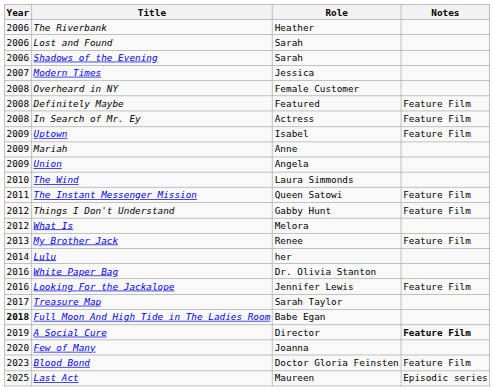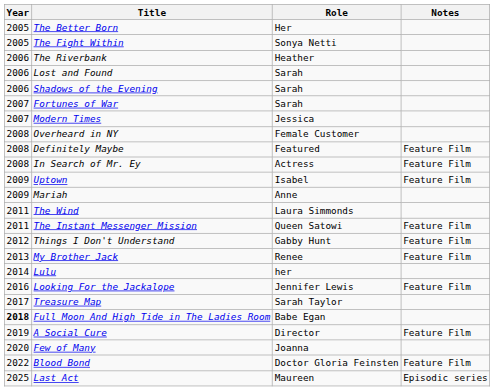+ row: (76, 27)
+ row: (79, 42)
+ row: (76, 104)
- row: (48, 165)
(18, 180) 2010 -> (18, 210) 2011
- row: (53, 226)
- row: (76, 271)
(437, 332) bold -> (437, 332) normal
(18, 363) 2023 -> (18, 363) 2022
